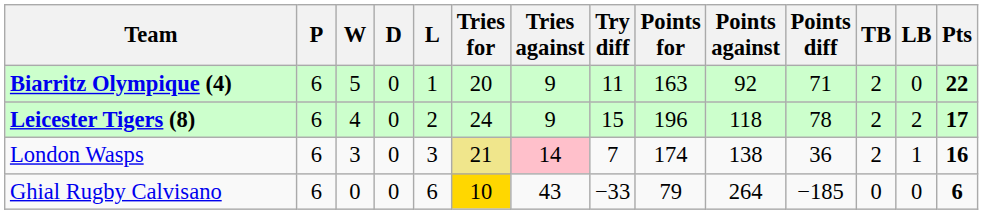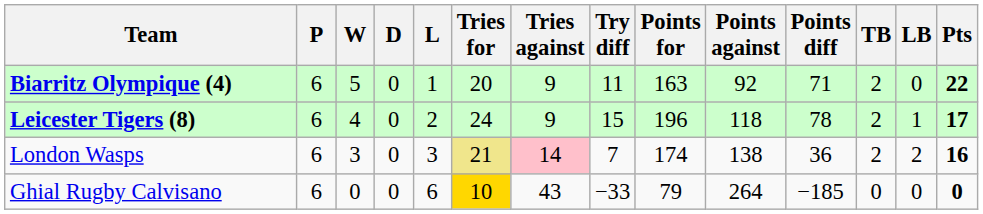(917, 119) 2 -> (917, 119) 1
(917, 155) 1 -> (917, 155) 2
(957, 190) 6 -> (957, 190) 0
